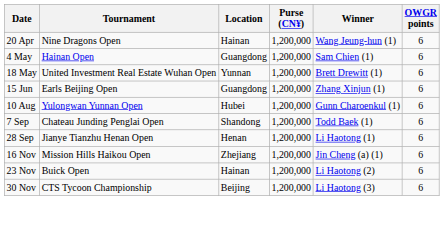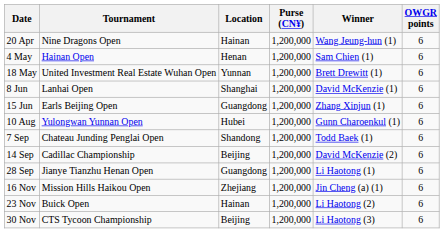(244, 57) Guangdong -> (234, 57) Henan
+ row: (17, 89)
+ row: (20, 154)
(234, 138) Henan -> (244, 171) Guangdong
